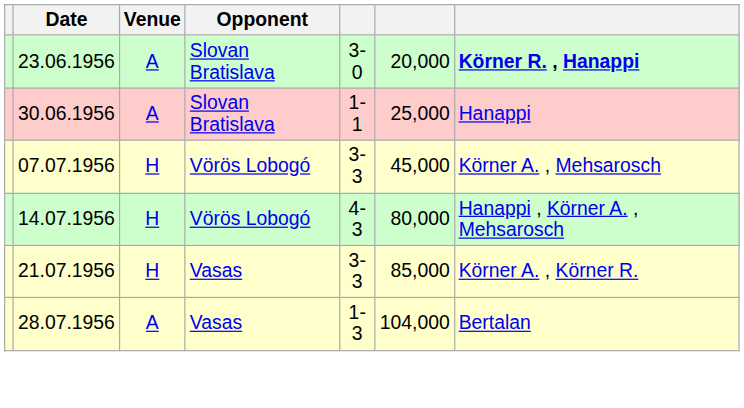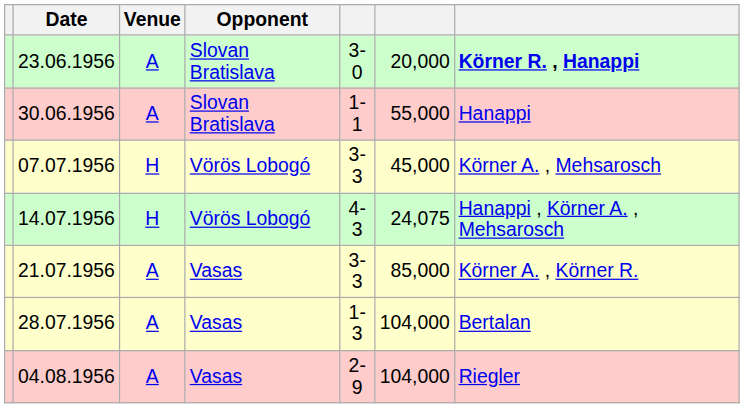(420, 113) 25,000 -> (420, 113) 55,000
(420, 218) 80,000 -> (420, 218) 24,075
(152, 271) H -> (152, 271) A
+ row: (66, 376)
